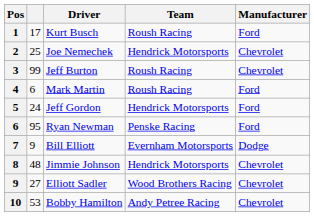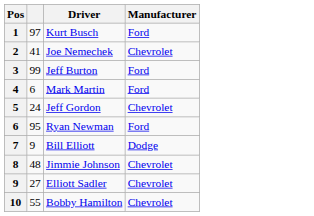- column: (180, 14)
(35, 32) 17 -> (35, 32) 97
(35, 51) 25 -> (35, 51) 41
(261, 70) Chevrolet -> (138, 70) Ford
(249, 108) Ford -> (150, 108) Chevrolet
(35, 202) 53 -> (35, 202) 55
